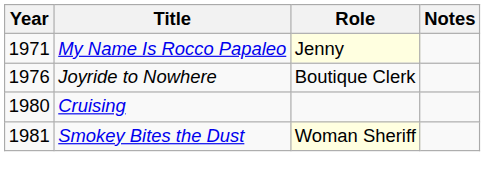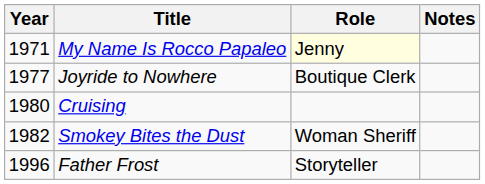(29, 77) 1976 -> (29, 77) 1977
(29, 135) 1981 -> (29, 135) 1982
(355, 135) lightyellow background -> (355, 135) no background
+ row: (108, 164)
